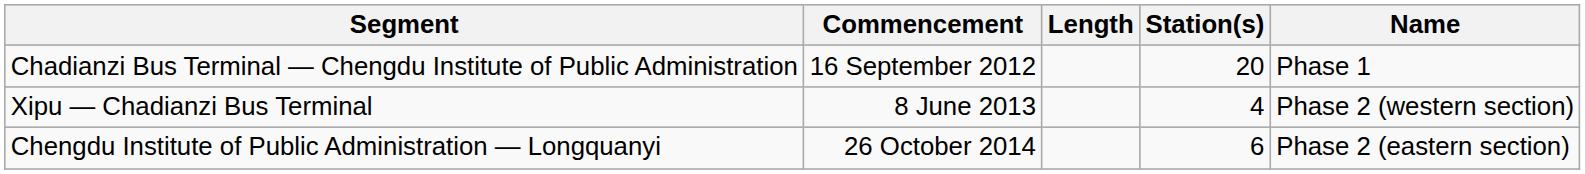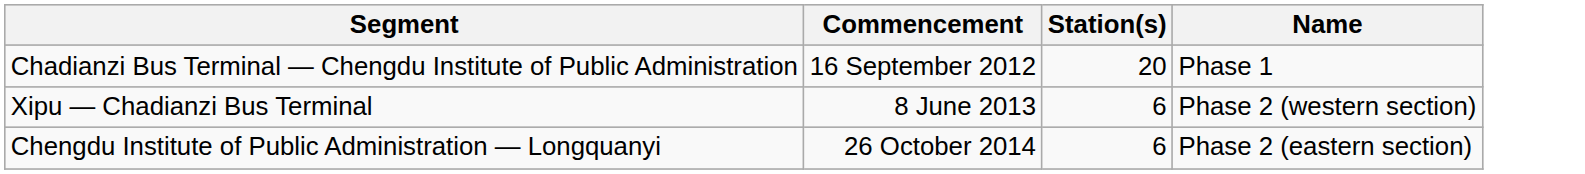- column: (1091, 24)
(1257, 106) 4 -> (1159, 106) 6
